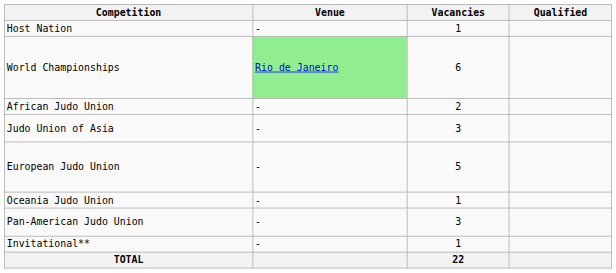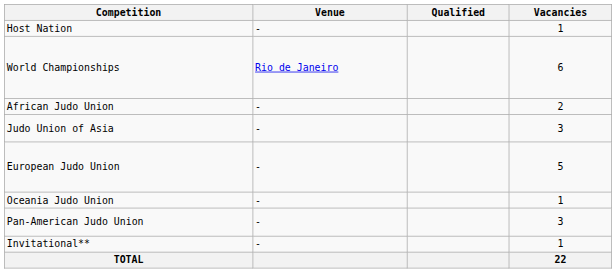columns swapped: (458, 12) <-> (560, 12)
(297, 67) lightgreen background -> (297, 67) no background
